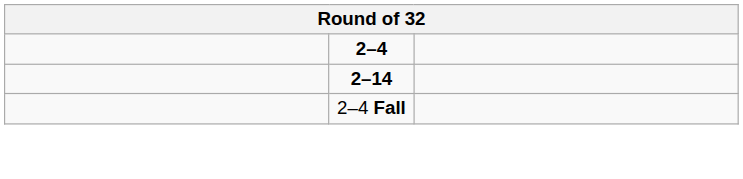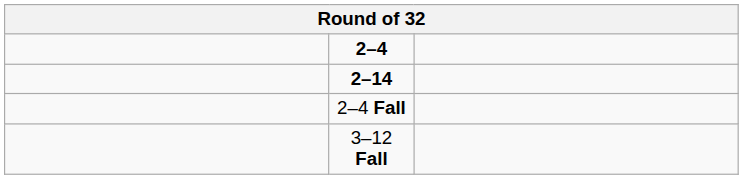+ row: (371, 148)
